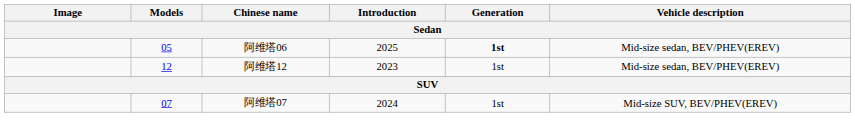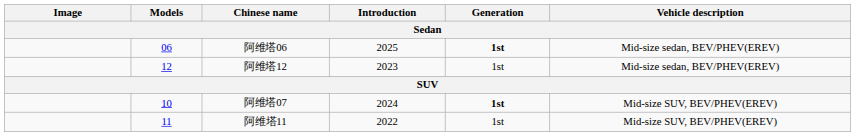(167, 48) 05 -> (167, 48) 06
(167, 103) 07 -> (167, 103) 10
(498, 103) normal -> (498, 103) bold
+ row: (265, 121)
